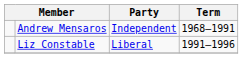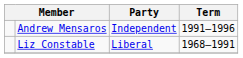(208, 29) 1968–1991 -> (208, 29) 1991–1996
(208, 45) 1991–1996 -> (208, 45) 1968–1991
